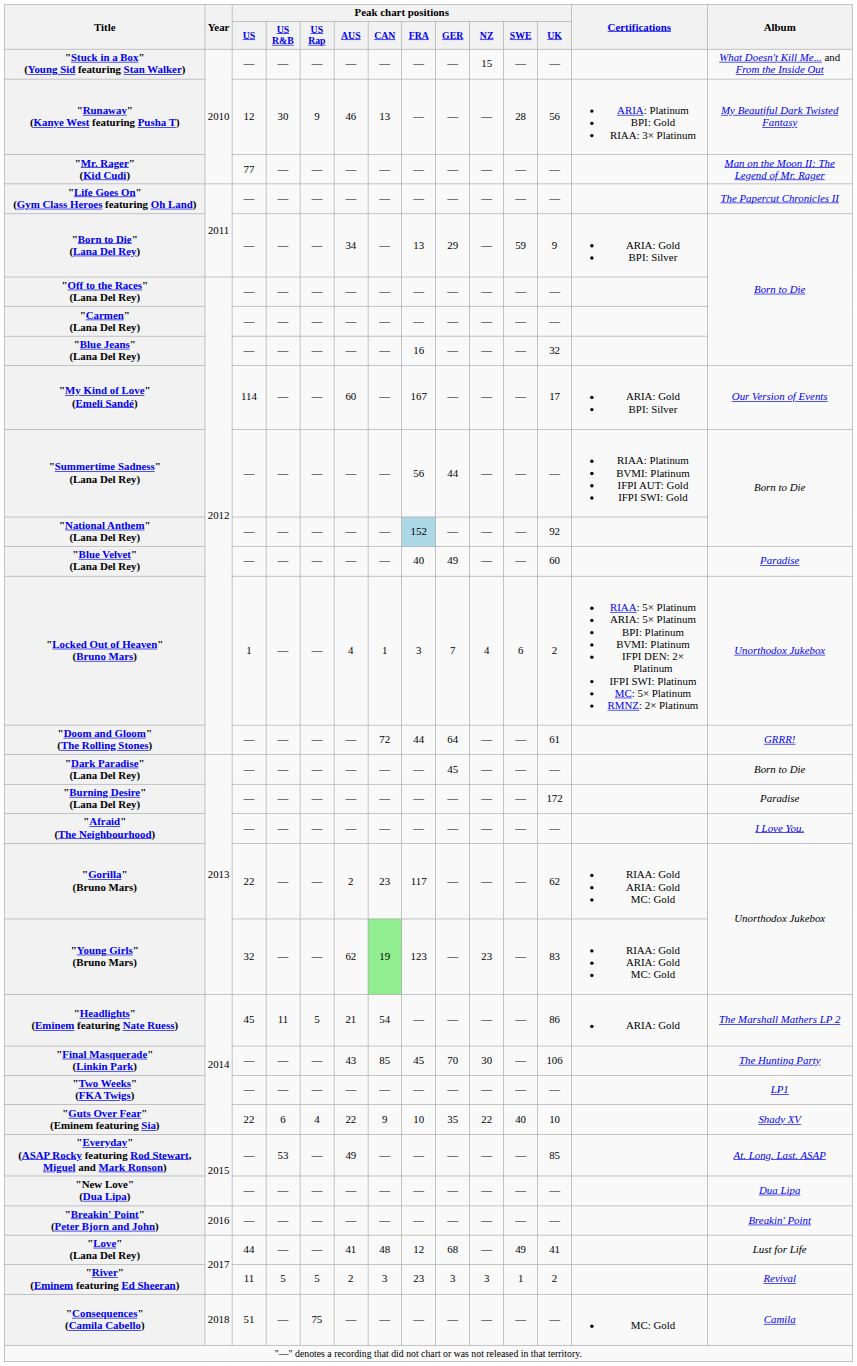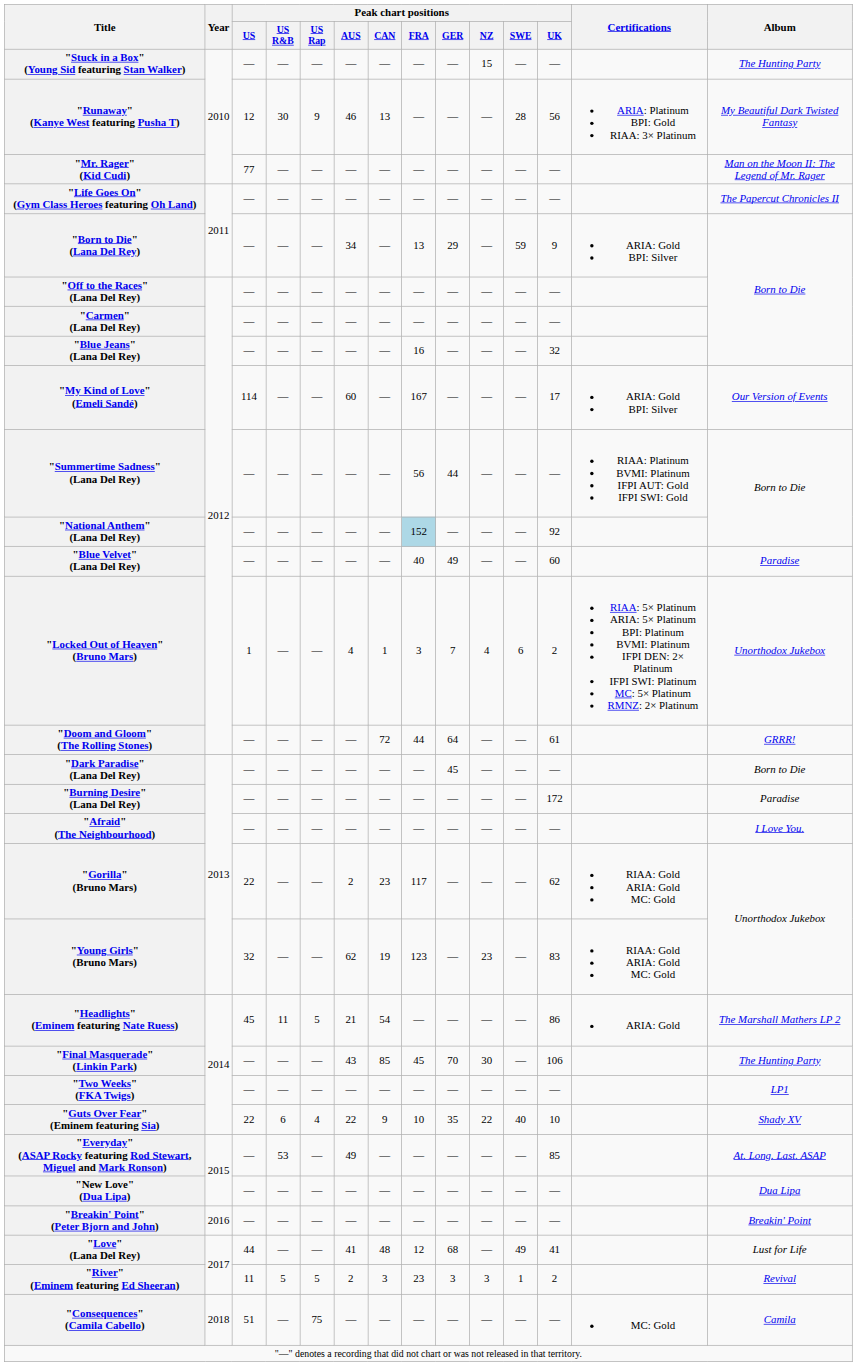(780, 64) What Doesn't Kill Me... and From the Inside Out -> (780, 64) The Hunting Party
(385, 956) lightgreen background -> (385, 956) no background
